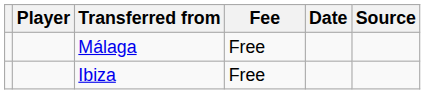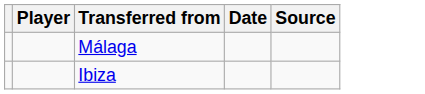- column: (265, 18)
